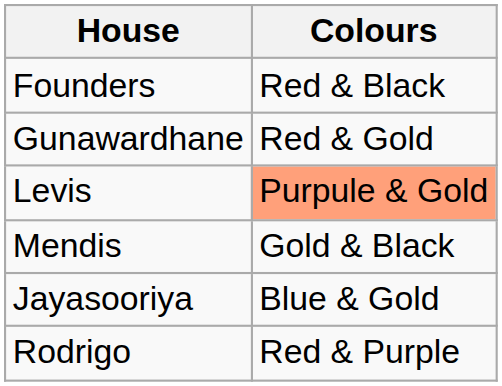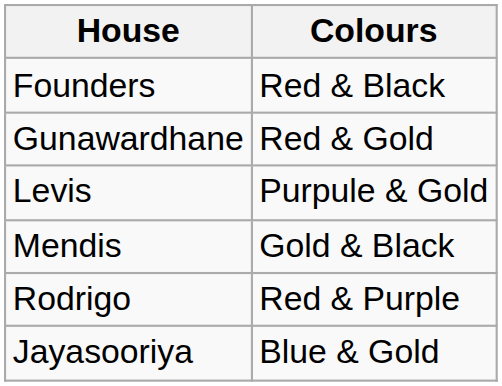(374, 191) lightsalmon background -> (374, 191) no background
rows swapped: (103, 298) <-> (72, 352)
